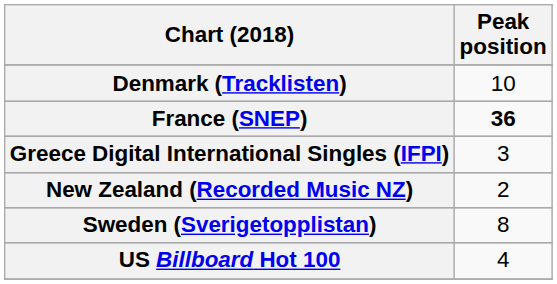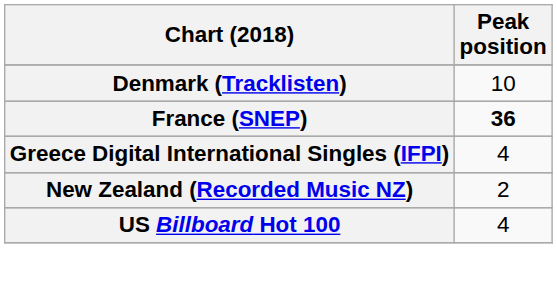(503, 154) 3 -> (503, 154) 4
- row: (230, 225)
